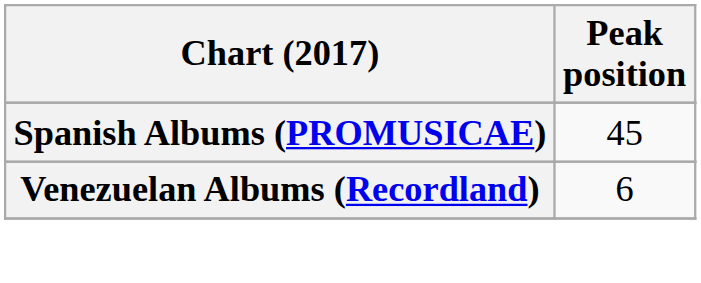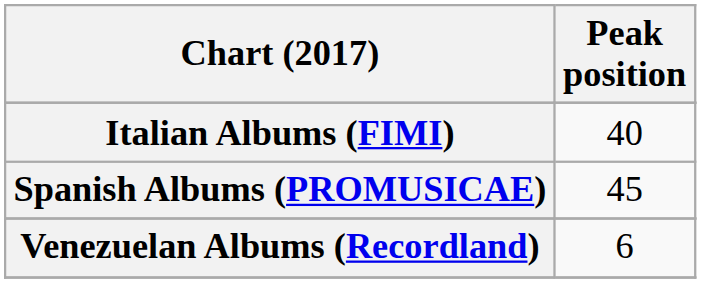+ row: (280, 131)
